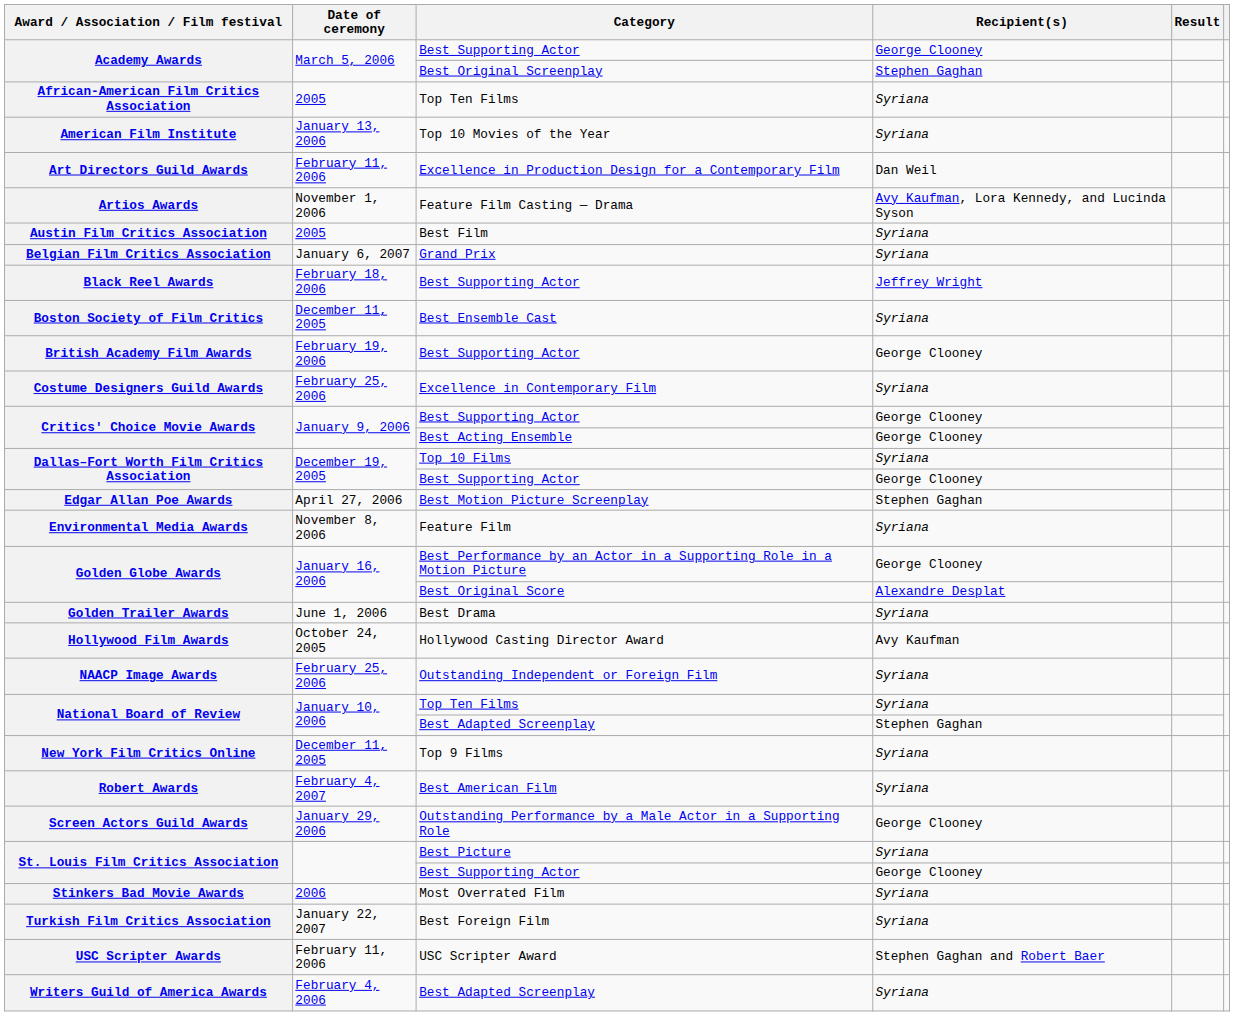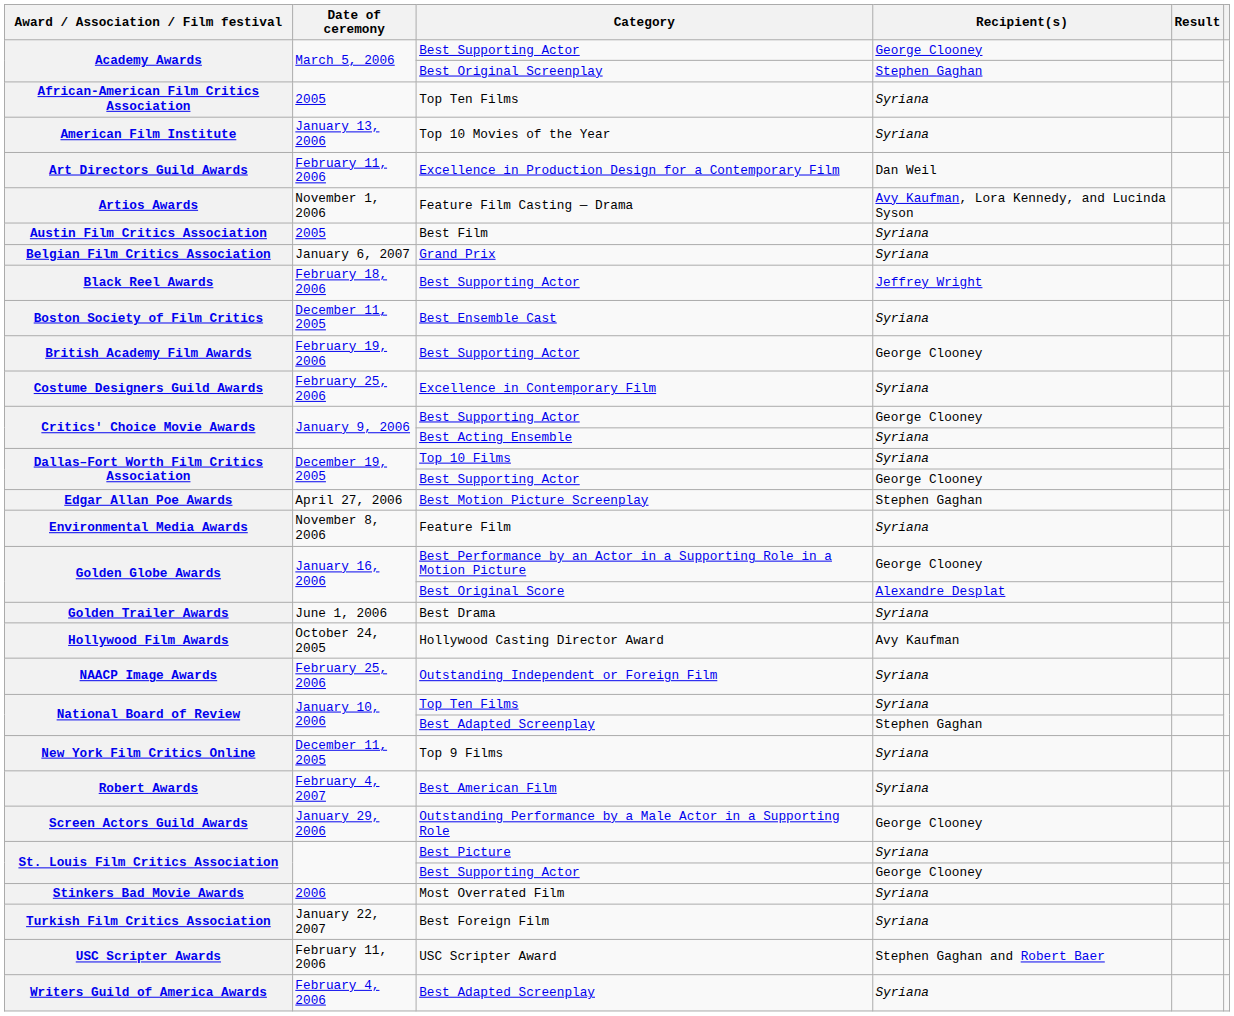(929, 438) George Clooney -> (902, 438) Syriana
